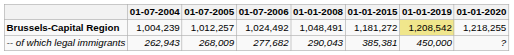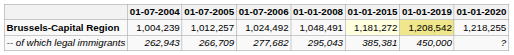(376, 27) no background -> (376, 27) lightyellow background
(217, 43) 268,009 -> (217, 43) 266,709
(325, 43) 290,043 -> (325, 43) 295,043
